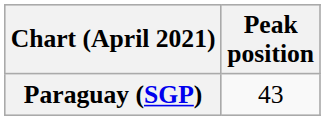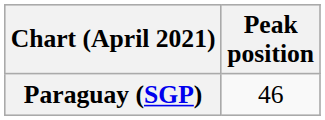(271, 94) 43 -> (271, 94) 46
